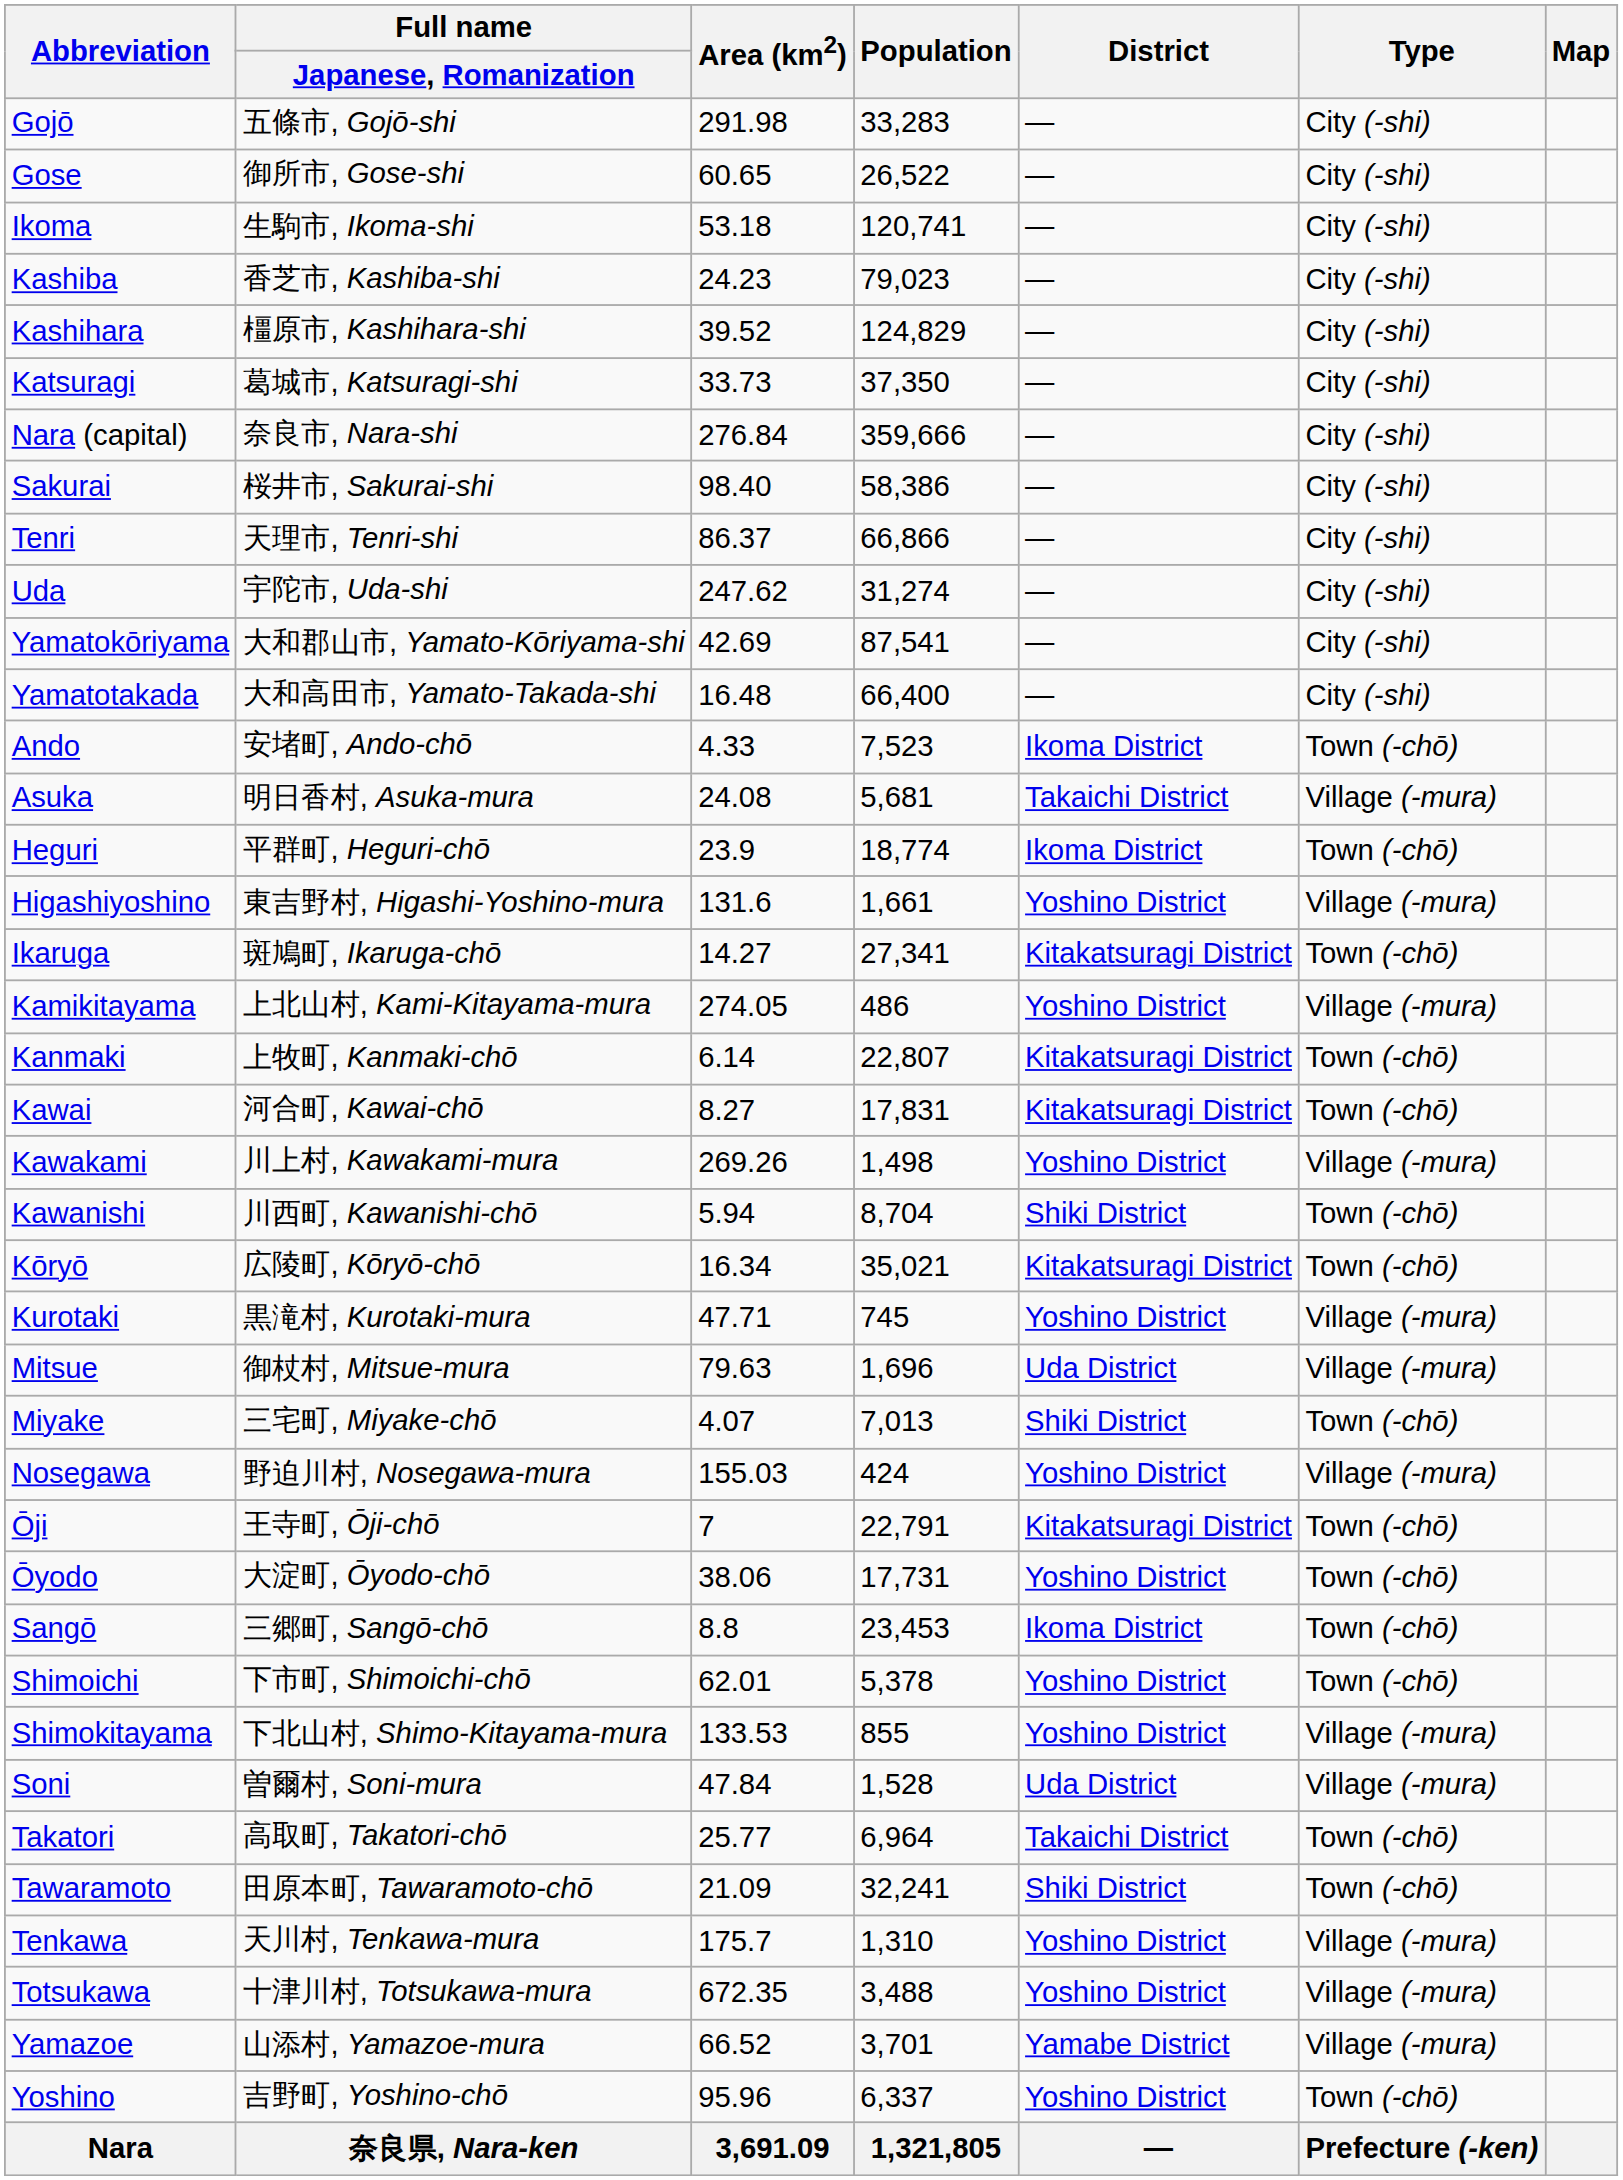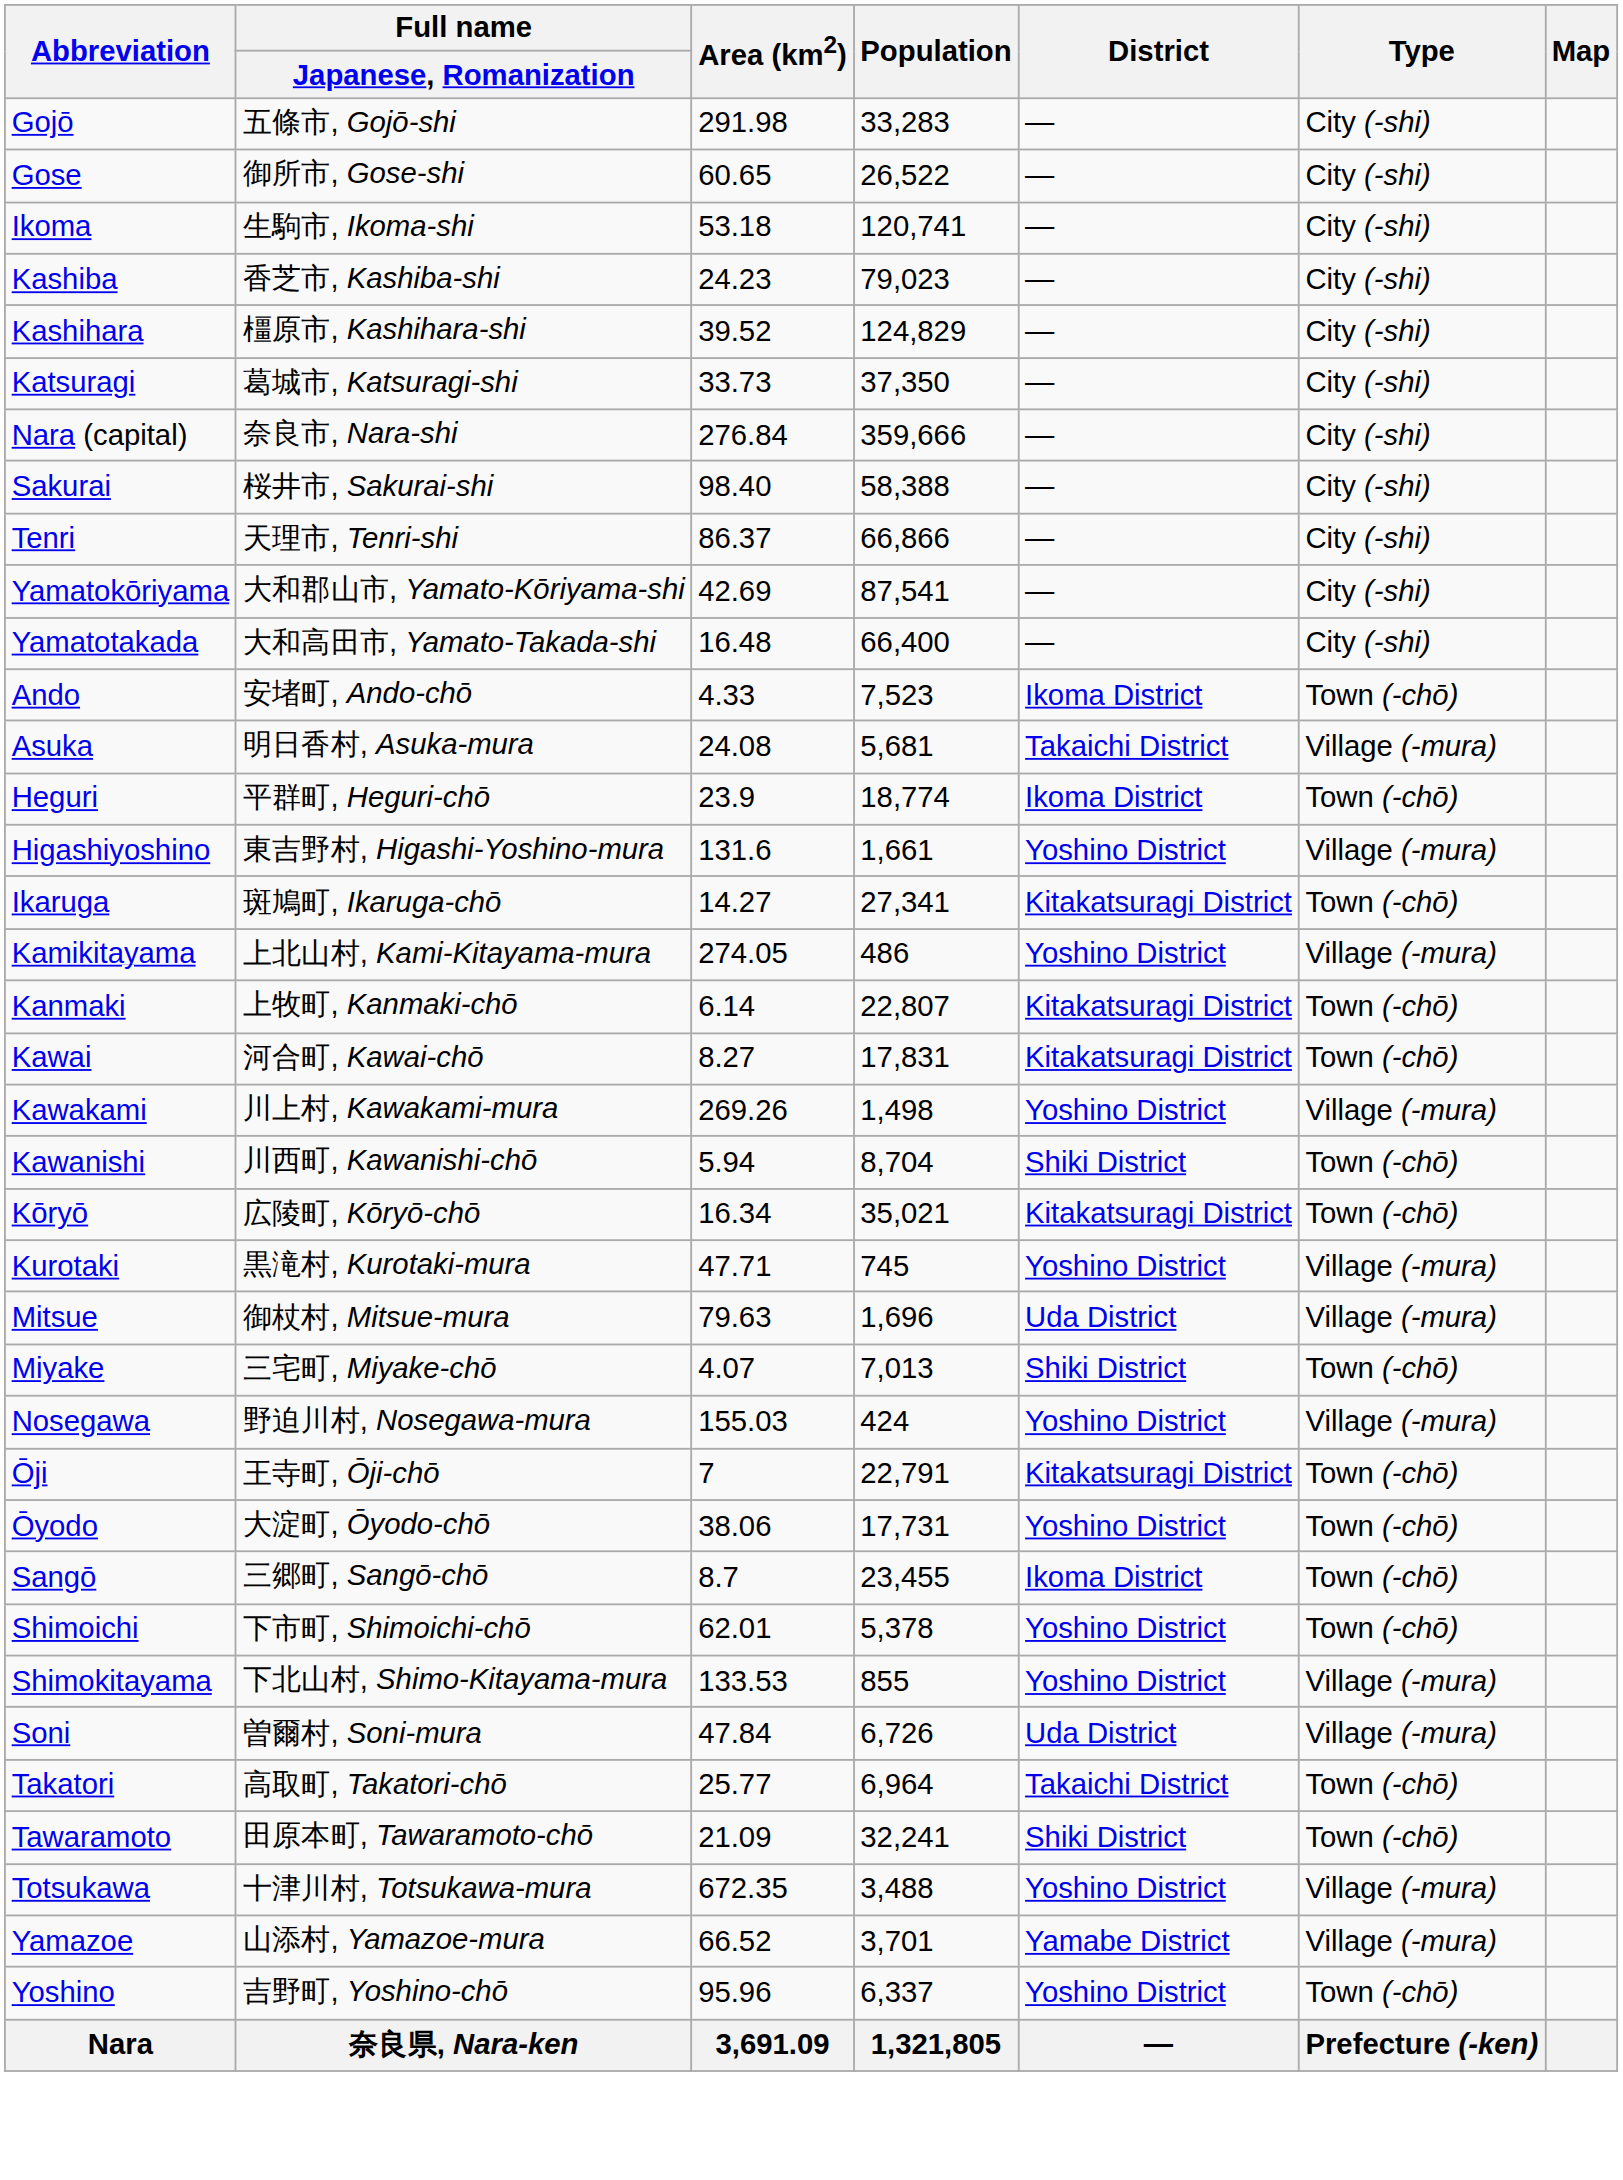(905, 486) 58,386 -> (905, 486) 58,388
- row: (39, 590)
(719, 1629) 8.8 -> (719, 1577) 8.7
(905, 1629) 23,453 -> (905, 1577) 23,455
(897, 1784) 1,528 -> (897, 1733) 6,726
- row: (69, 1940)
